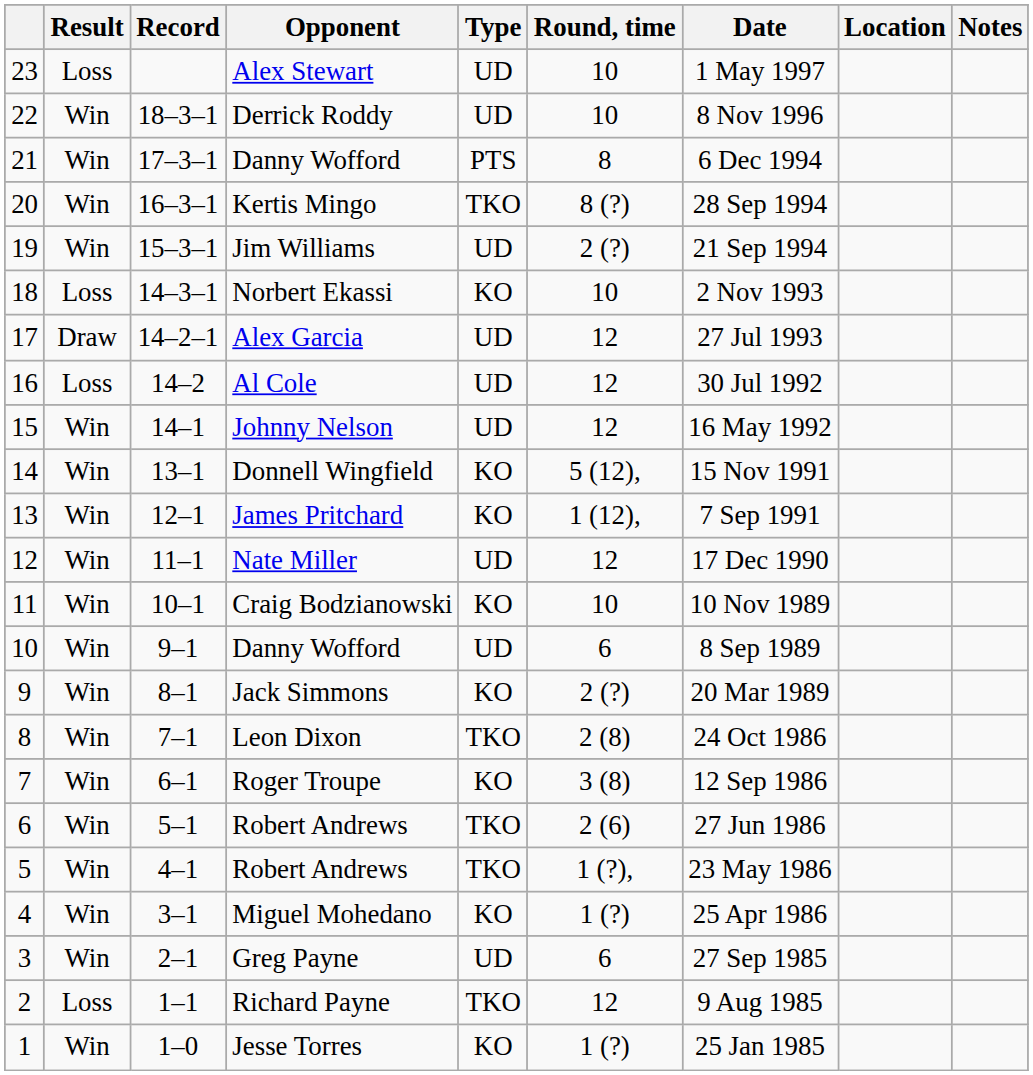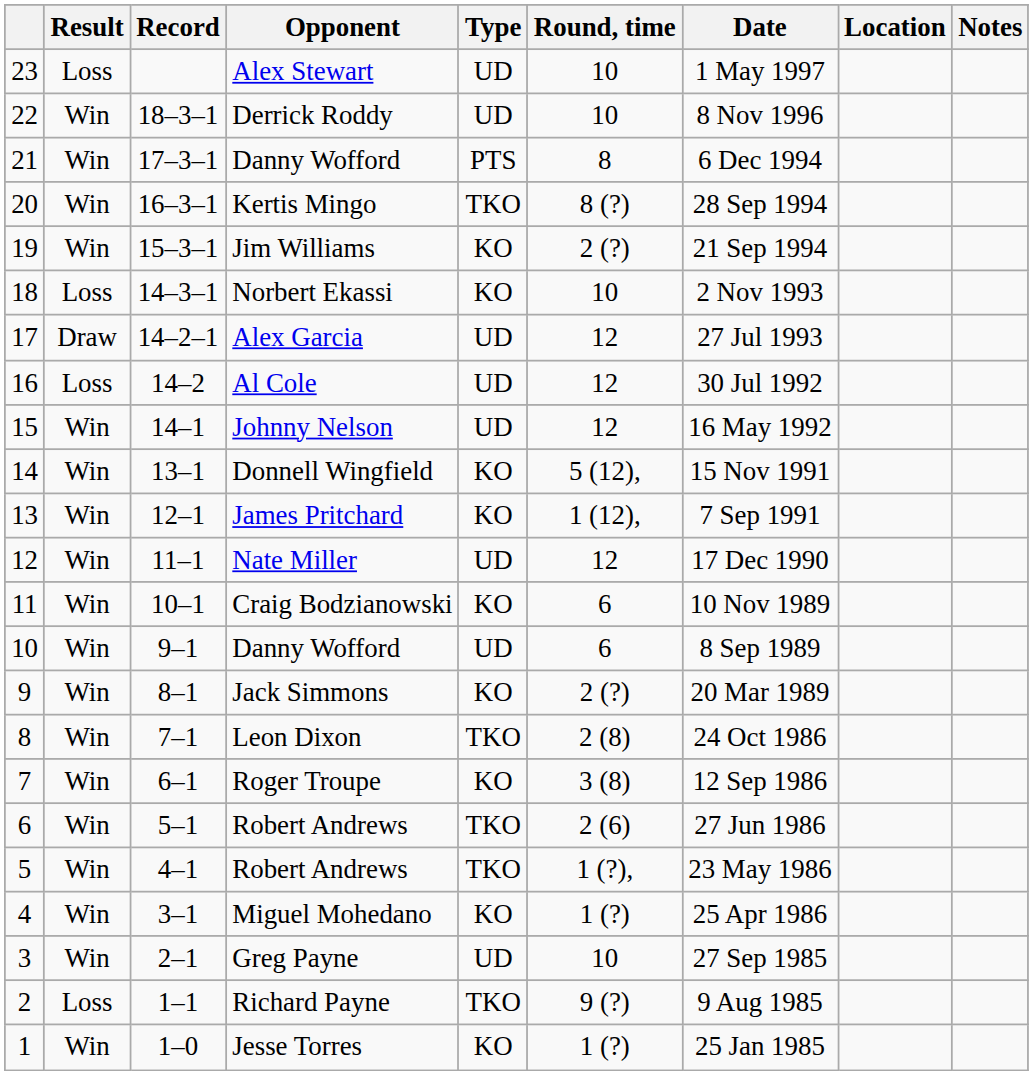(493, 248) UD -> (493, 248) KO
(605, 603) 10 -> (605, 603) 6
(605, 958) 6 -> (605, 958) 10
(605, 1002) 12 -> (605, 1002) 9 (?)
